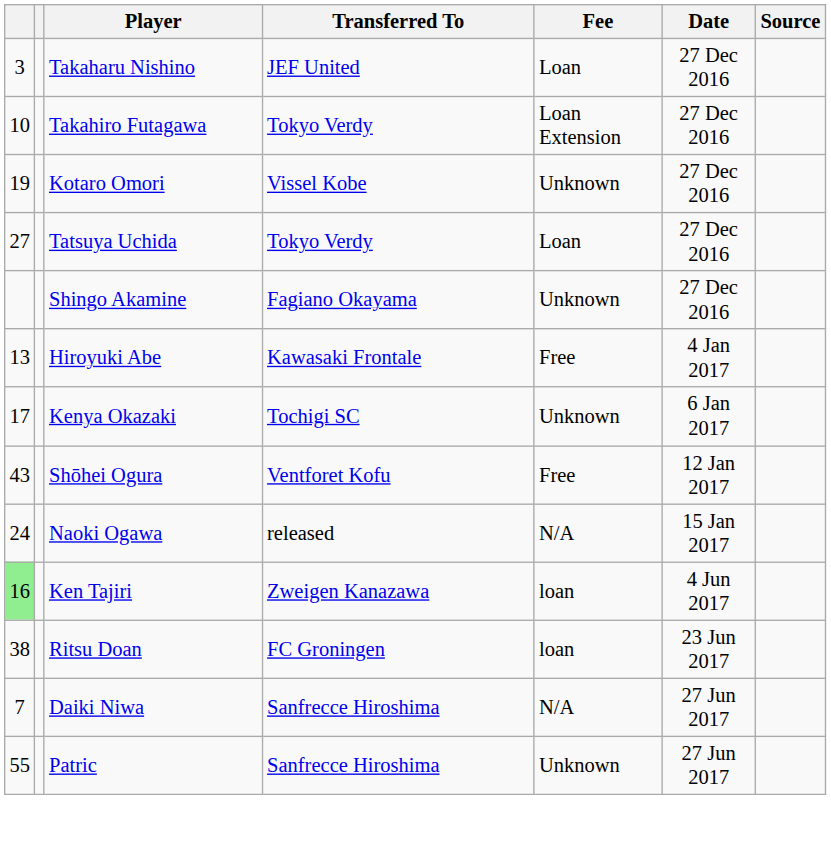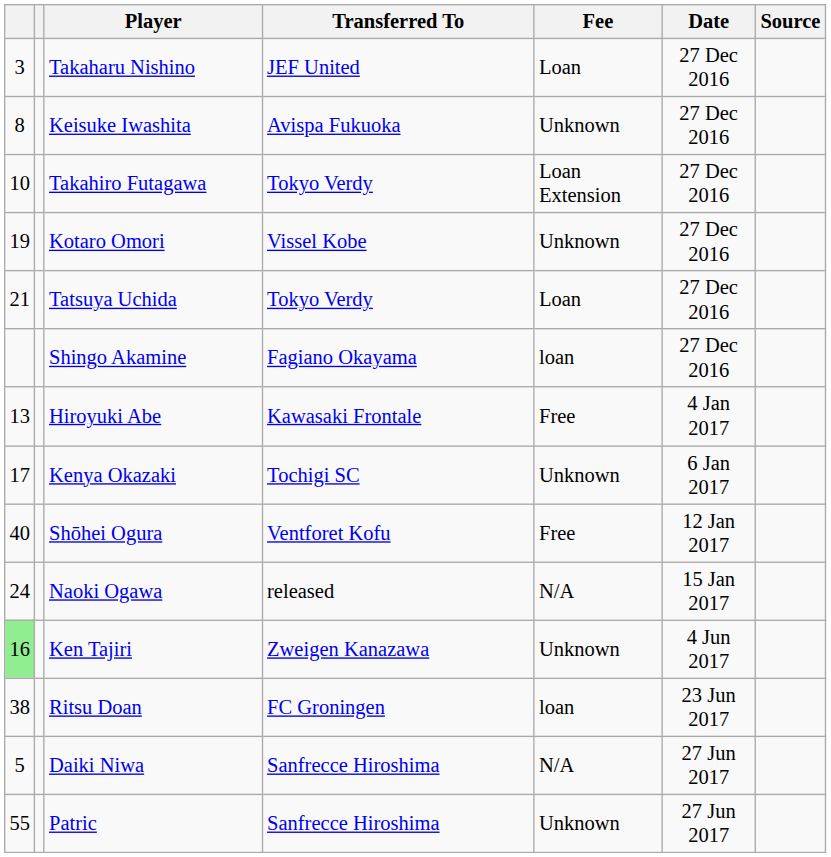+ row: (120, 125)
(20, 241) 27 -> (20, 300) 21
(579, 300) Unknown -> (557, 358) loan
(20, 474) 43 -> (20, 532) 40
(557, 590) loan -> (579, 648) Unknown
(20, 707) 7 -> (20, 765) 5
